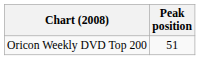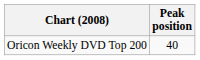(172, 45) 51 -> (172, 45) 40
